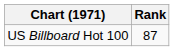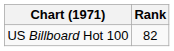(150, 35) 87 -> (150, 35) 82
